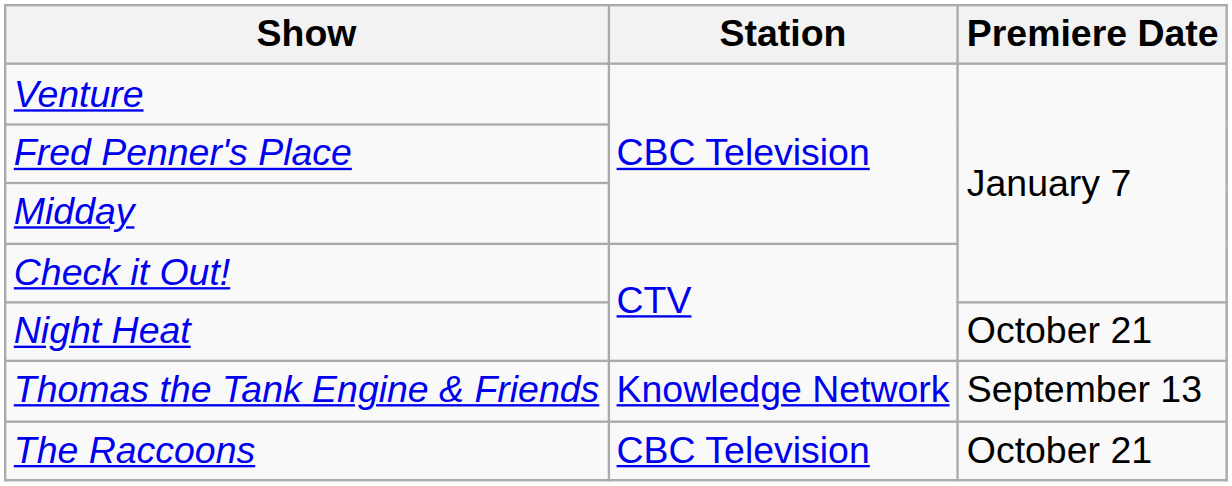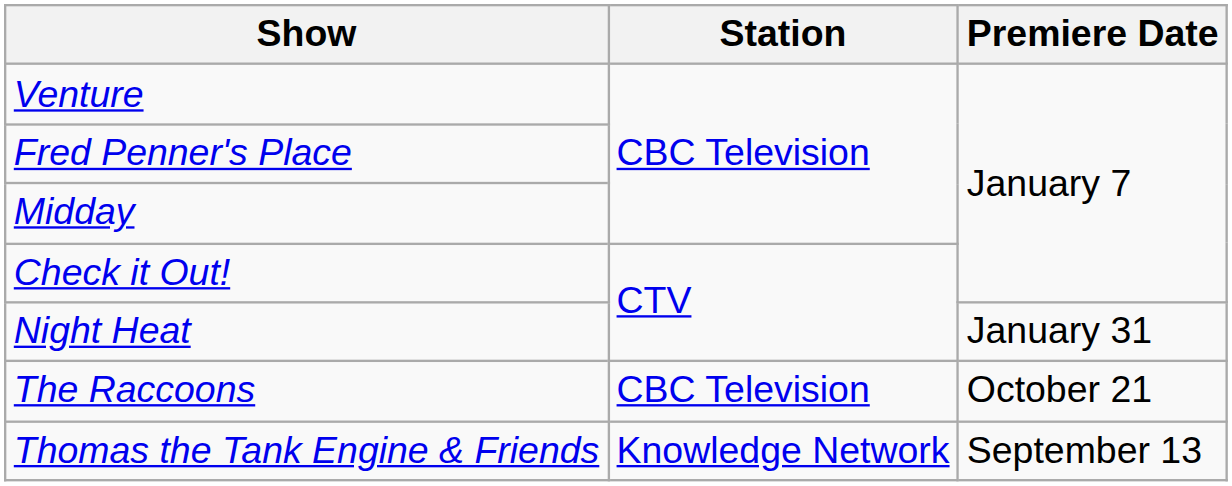(1059, 331) October 21 -> (1059, 331) January 31
rows swapped: (307, 390) <-> (135, 449)
